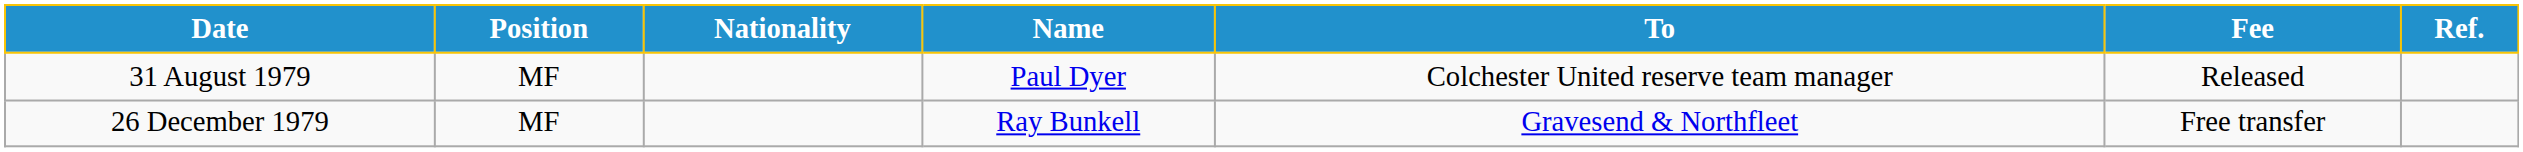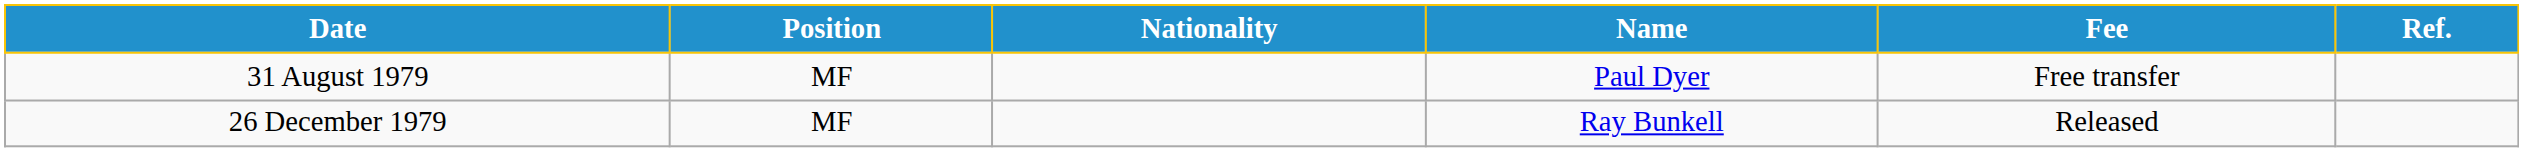- column: (1660, 28)
(2253, 75) Released -> (2107, 75) Free transfer
(2253, 123) Free transfer -> (2107, 123) Released
